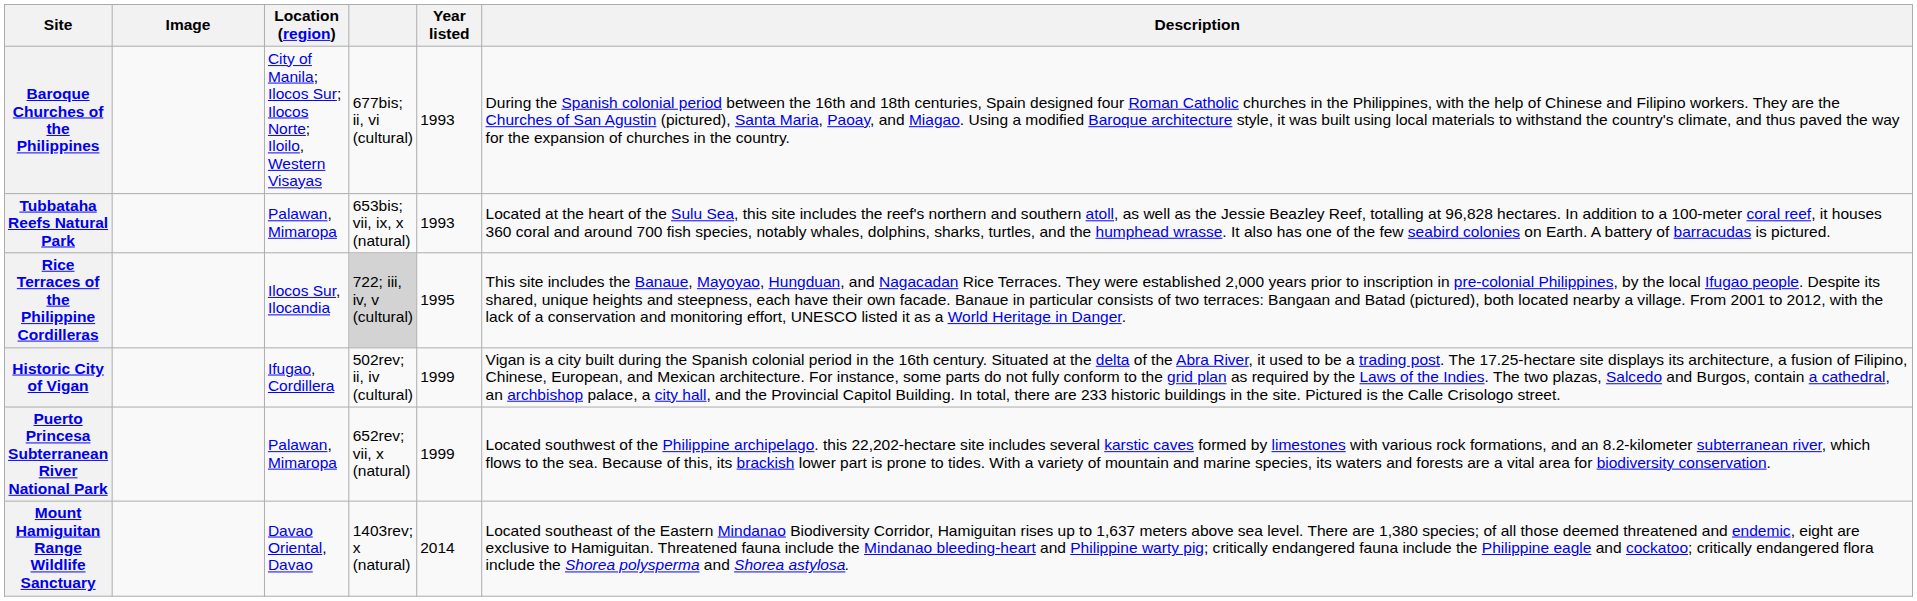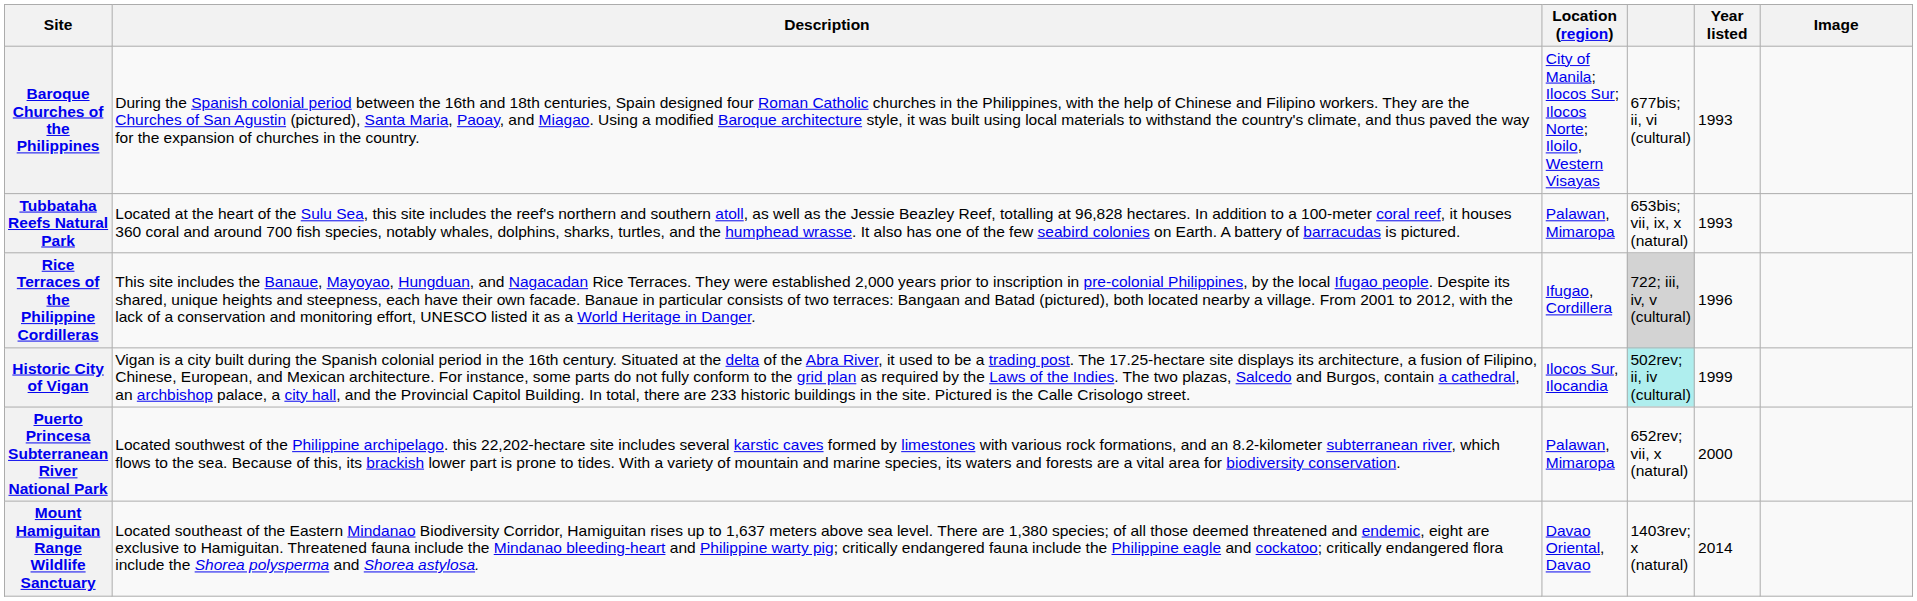columns swapped: (188, 25) <-> (1197, 25)
(304, 300) Ilocos Sur, Ilocandia -> (1579, 300) Ifugao, Cordillera
(437, 300) 1995 -> (1715, 300) 1996
(301, 377) Ifugao, Cordillera -> (1582, 377) Ilocos Sur, Ilocandia
(383, 377) no background -> (1661, 377) paleturquoise background
(437, 454) 1999 -> (1715, 454) 2000
